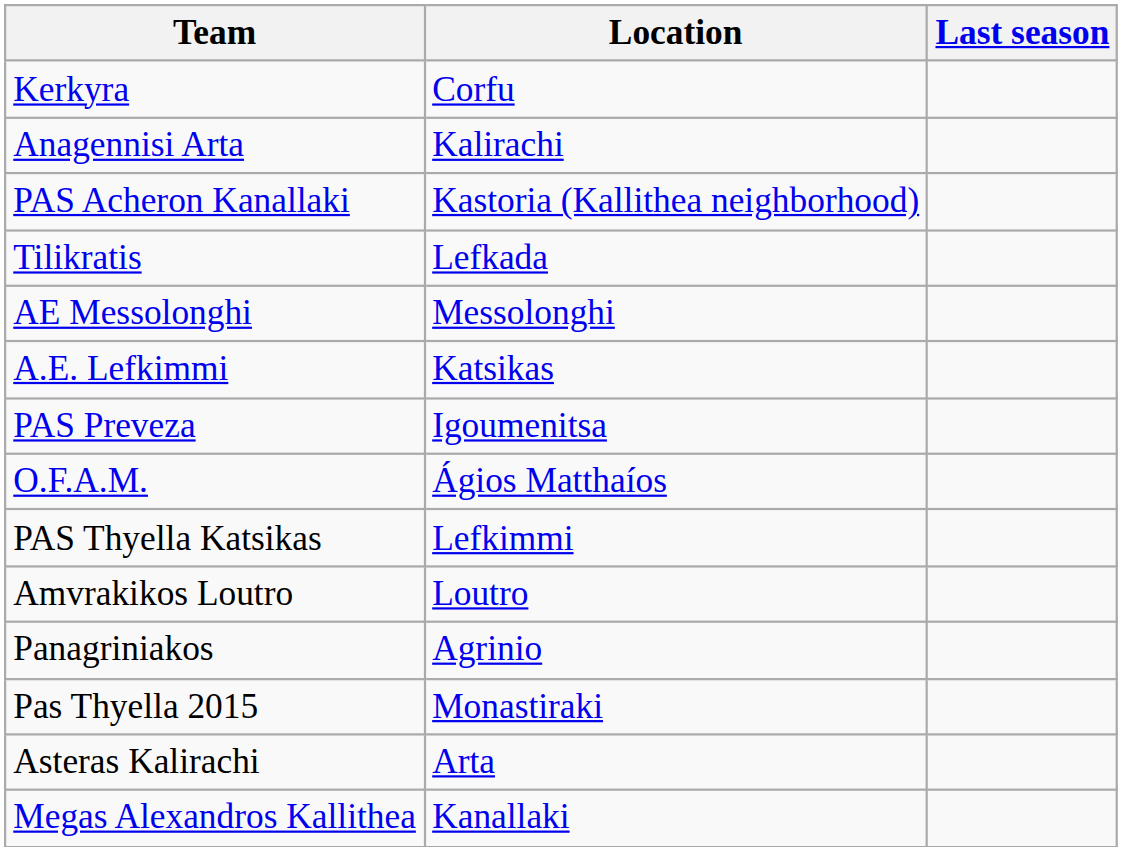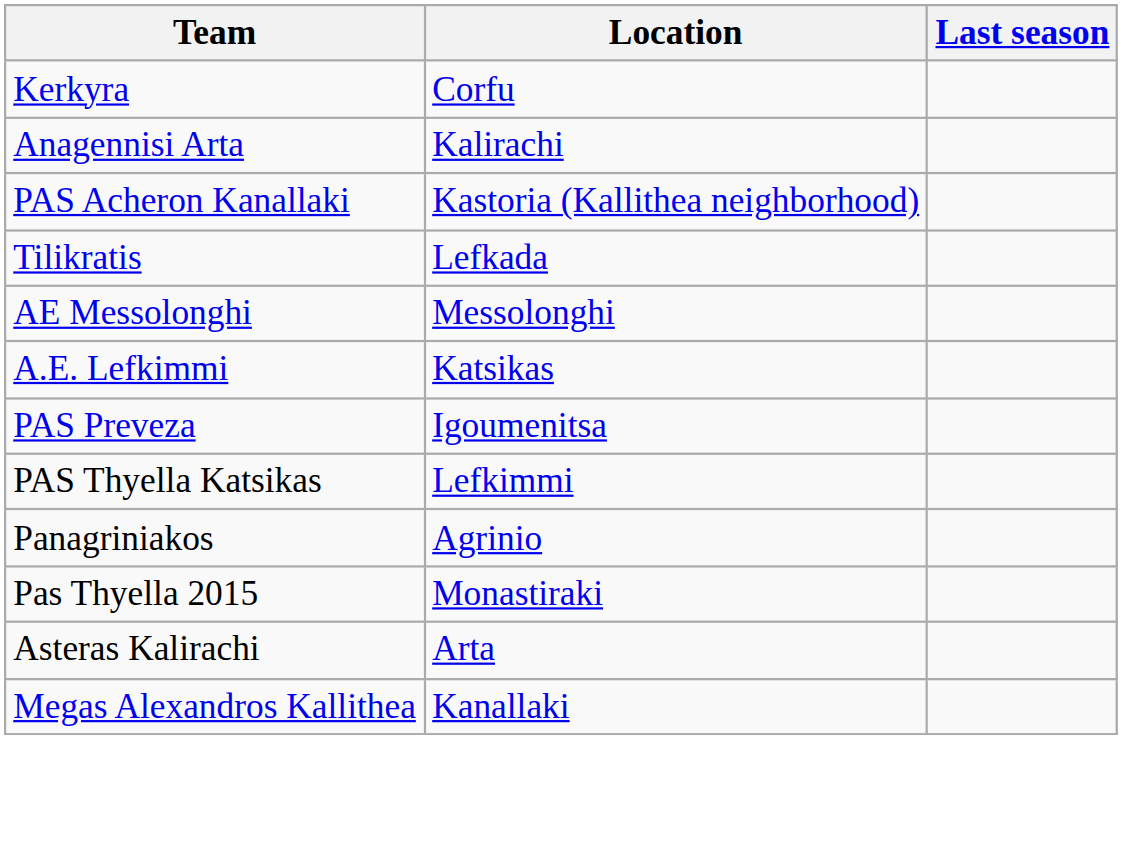- row: (81, 481)
- row: (153, 593)
